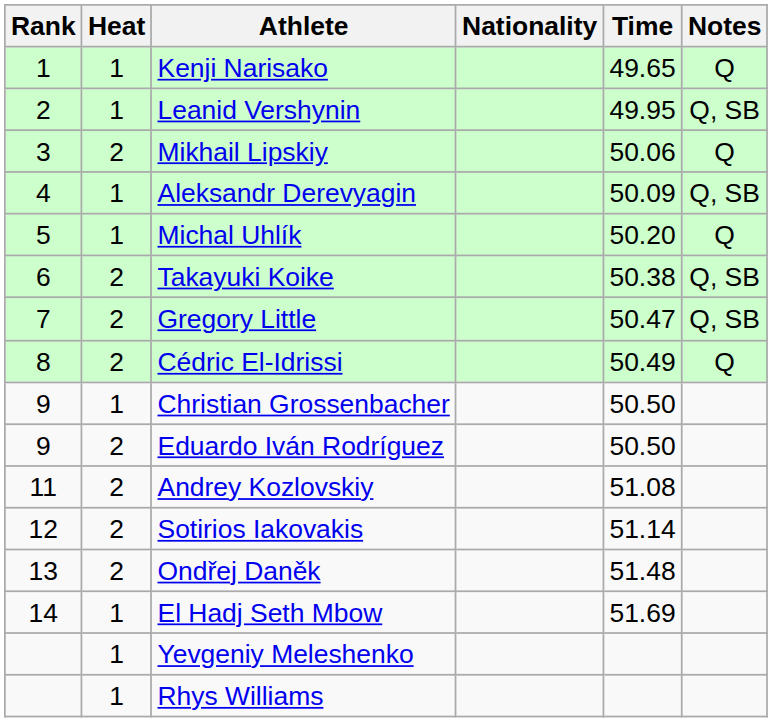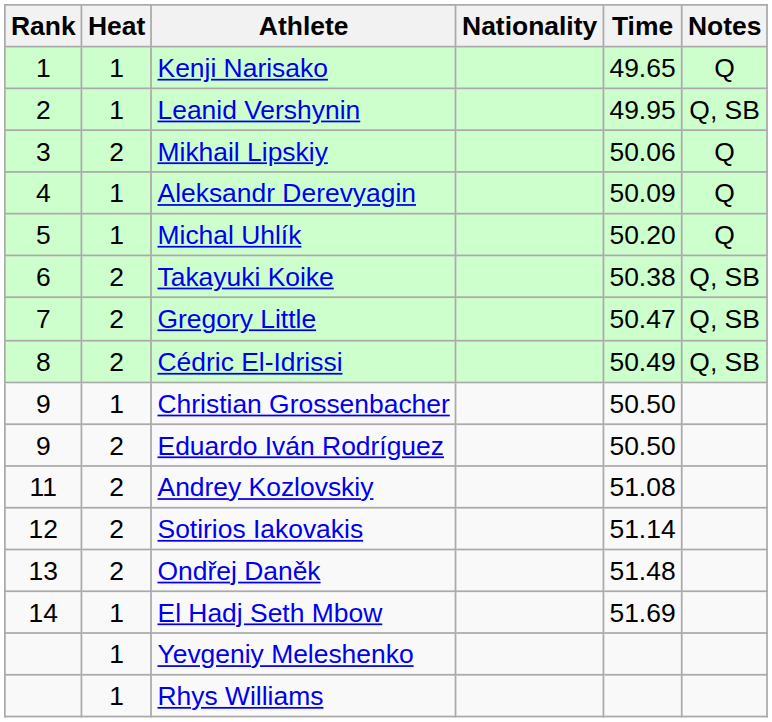(725, 193) Q, SB -> (725, 193) Q
(725, 361) Q -> (725, 361) Q, SB
